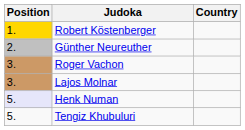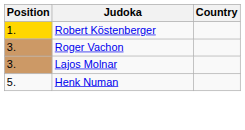- row: (103, 47)
(11, 99) lavender background -> (11, 82) no background
- row: (95, 116)
